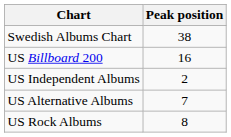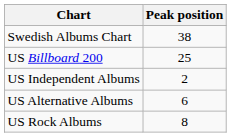(185, 57) 16 -> (185, 57) 25
(185, 100) 7 -> (185, 100) 6
